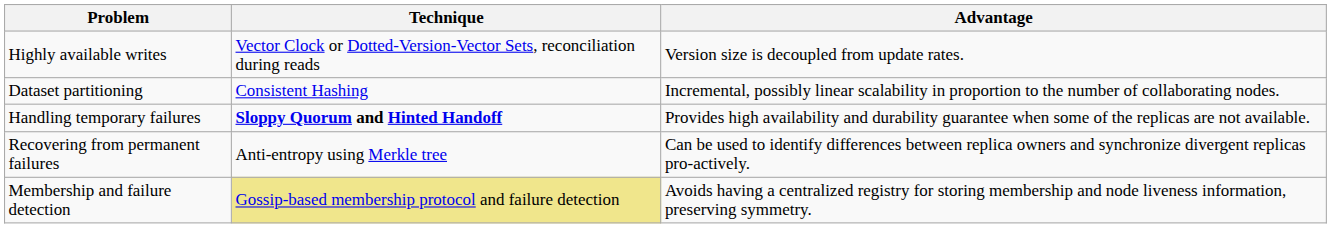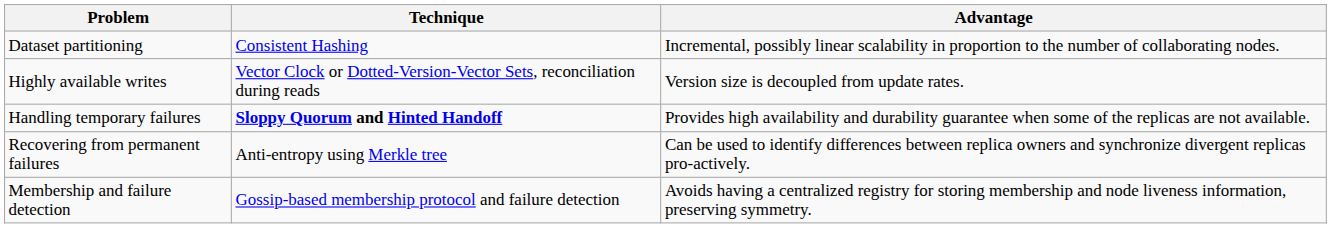rows swapped: (76, 90) <-> (88, 54)
(427, 200) khaki background -> (427, 200) no background
